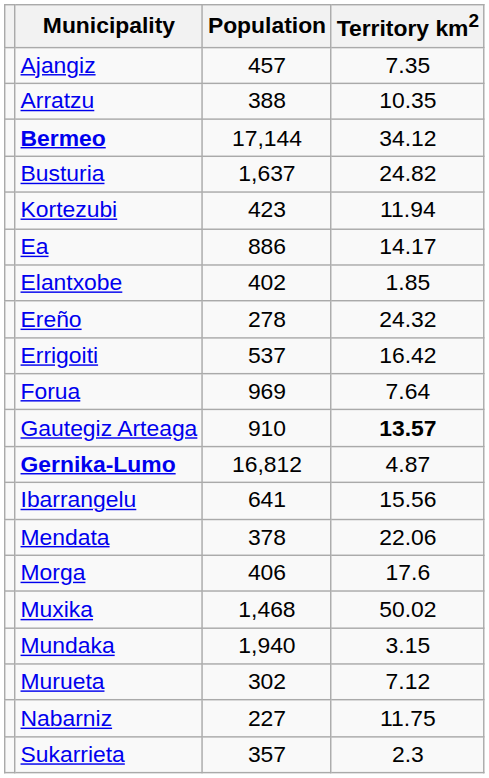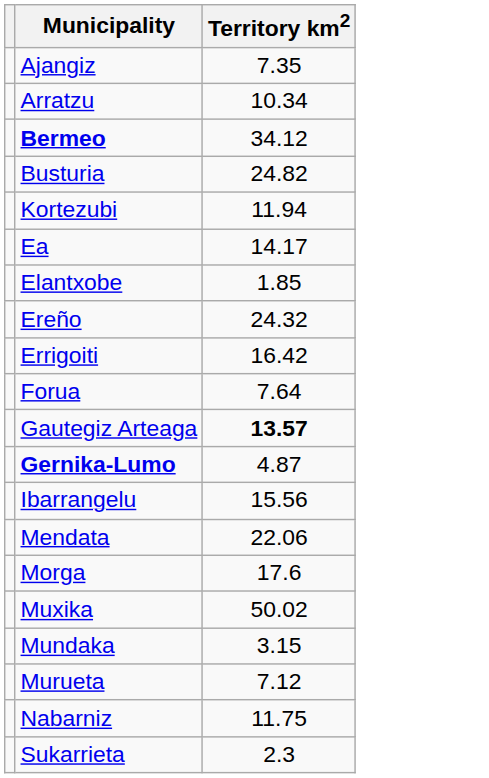- column: (267, 25)
(408, 101) 10.35 -> (279, 101) 10.34
